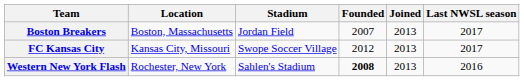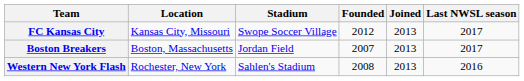rows swapped: (66, 31) <-> (66, 48)
(363, 66) bold -> (363, 66) normal
